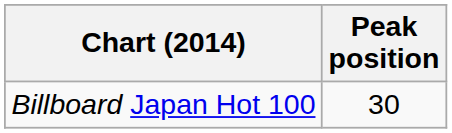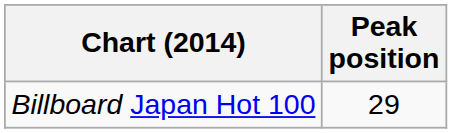(384, 104) 30 -> (384, 104) 29
